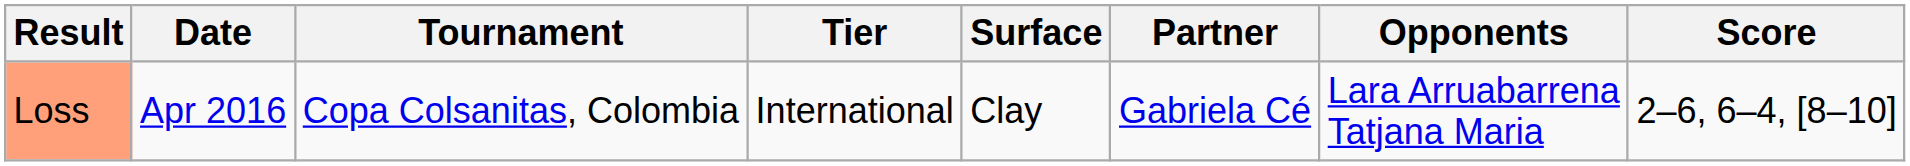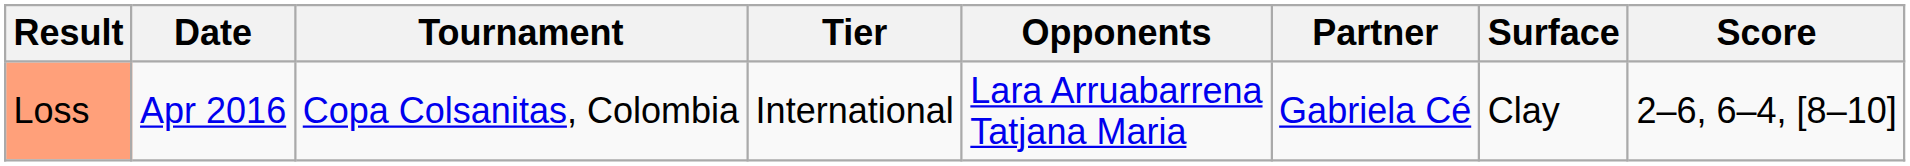columns swapped: (1036, 33) <-> (1474, 33)
